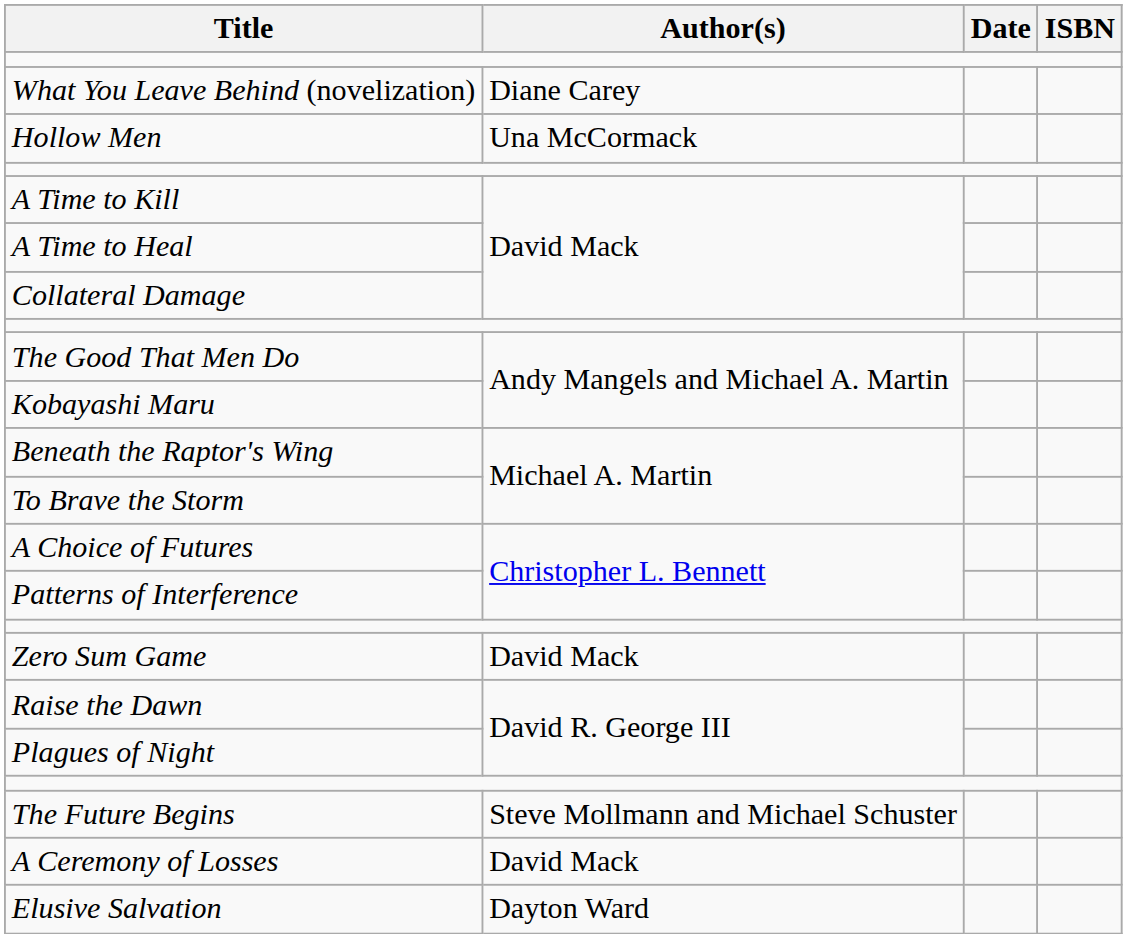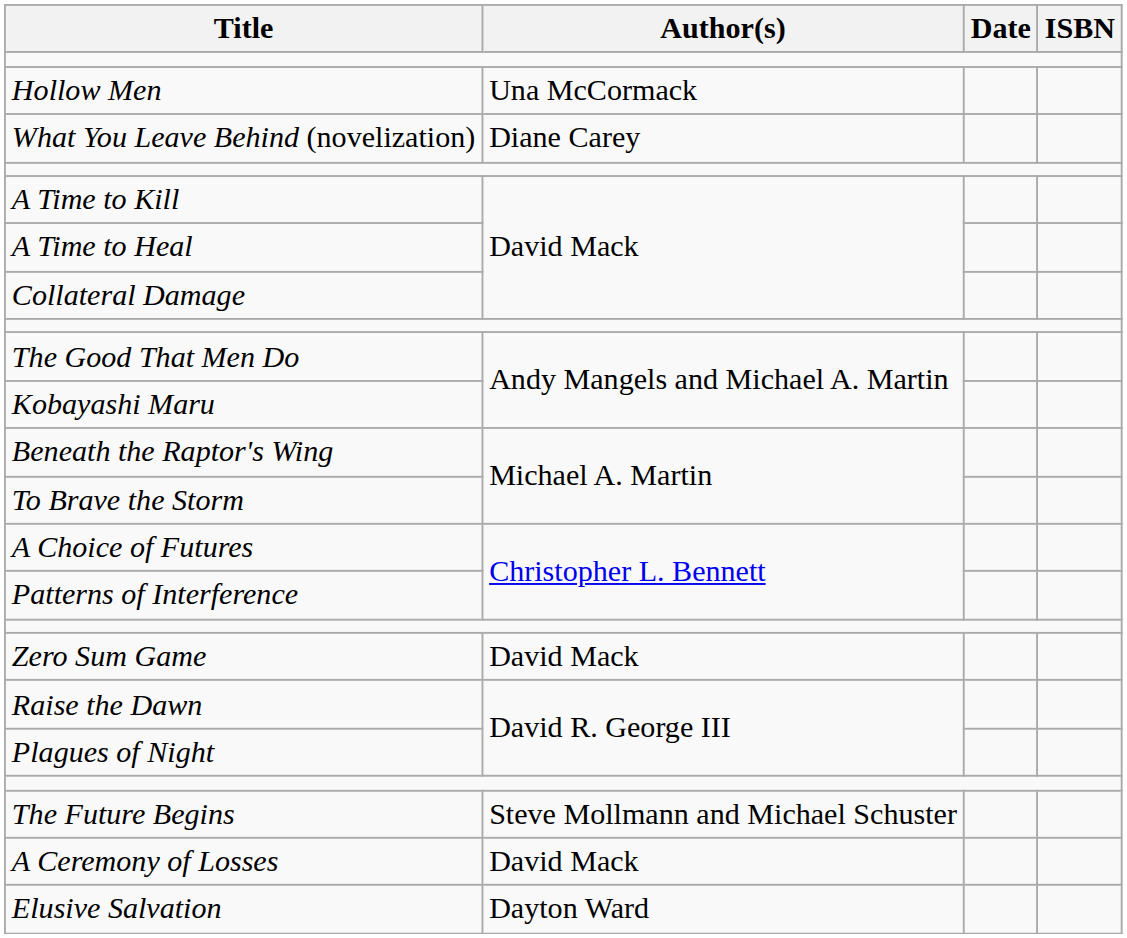rows swapped: (244, 89) <-> (87, 137)
